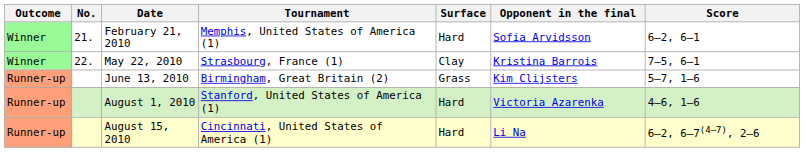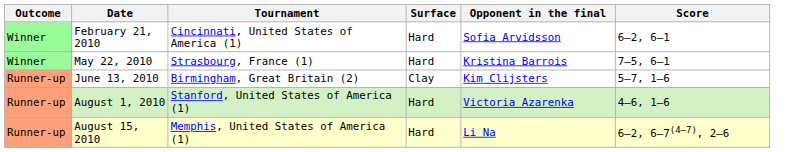- column: (87, 13)
(308, 37) Memphis, United States of America (1) -> (262, 37) Cincinnati, United States of America (1)
(451, 61) Clay -> (421, 61) Hard
(455, 78) Grass -> (421, 78) Clay
(292, 132) Cincinnati, United States of America (1) -> (278, 132) Memphis, United States of America (1)
